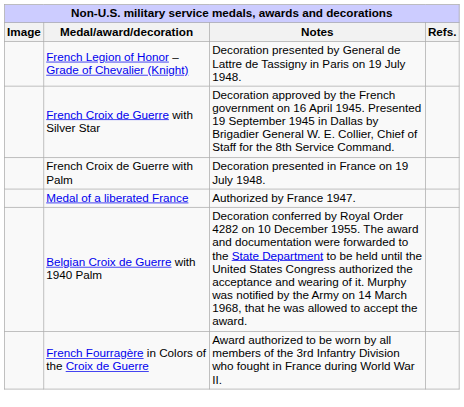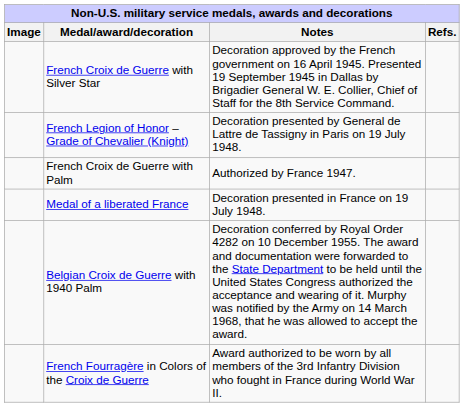rows swapped: (117, 63) <-> (120, 121)
(310, 173) Decoration presented in France on 19 July 1948. -> (284, 173) Authorized by France 1947.
(284, 198) Authorized by France 1947. -> (310, 204) Decoration presented in France on 19 July 1948.
